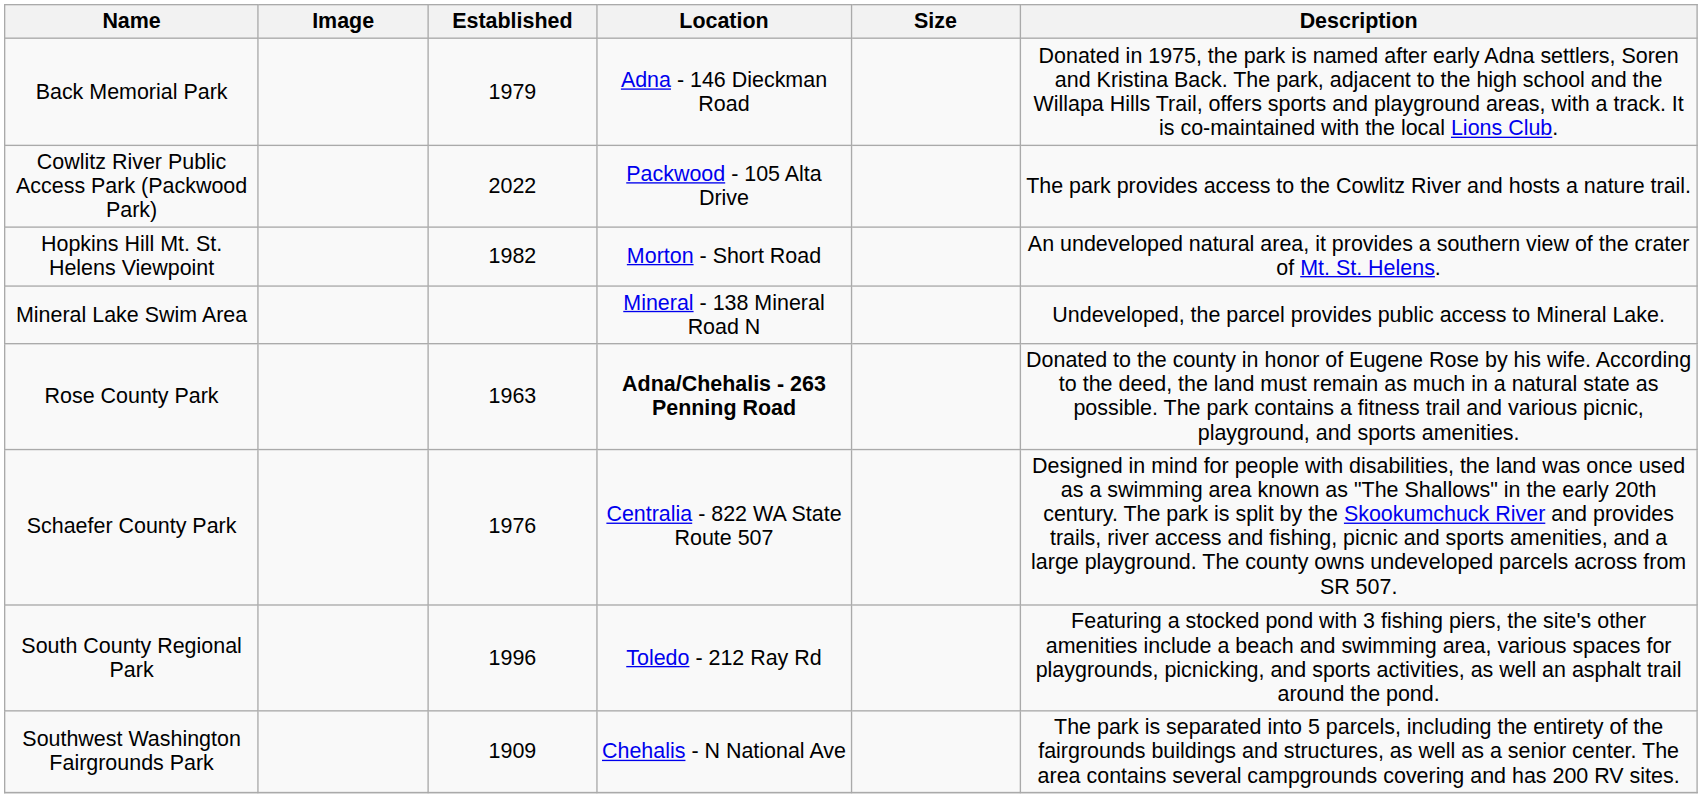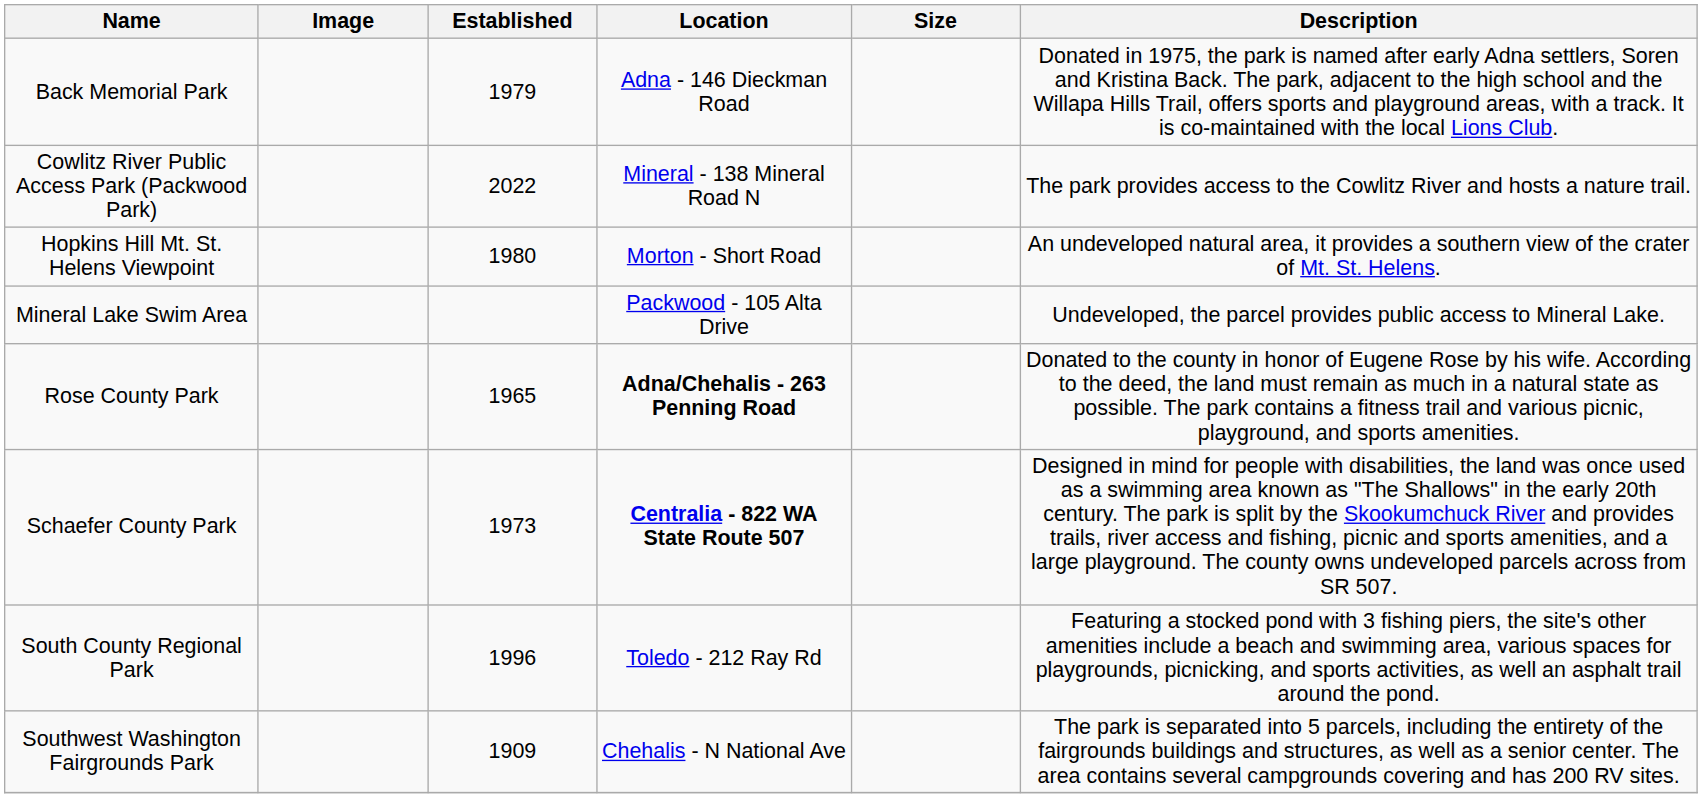(724, 185) Packwood - 105 Alta Drive -> (724, 185) Mineral - 138 Mineral Road N
(512, 256) 1982 -> (512, 256) 1980
(724, 314) Mineral - 138 Mineral Road N -> (724, 314) Packwood - 105 Alta Drive
(512, 396) 1963 -> (512, 396) 1965
(512, 527) 1976 -> (512, 527) 1973
(724, 527) normal -> (724, 527) bold
